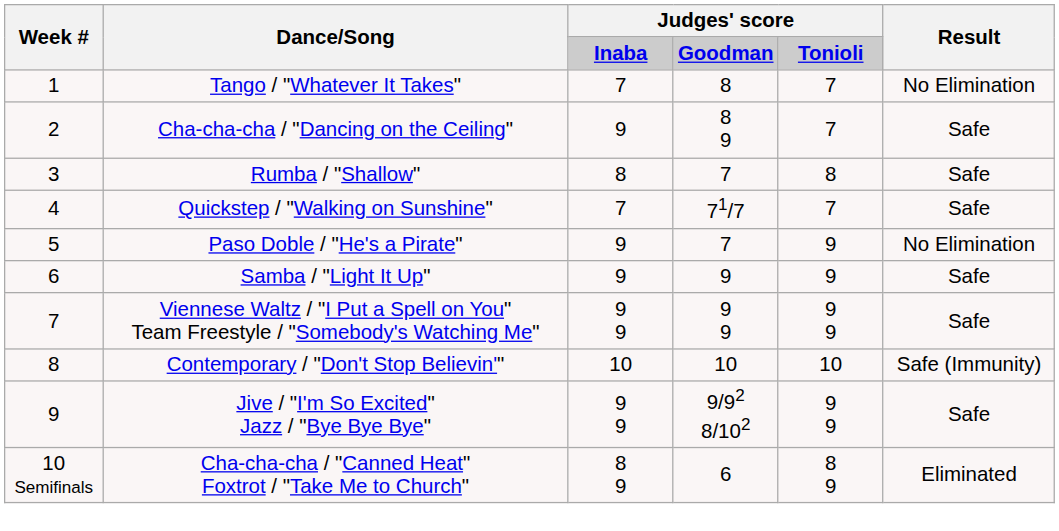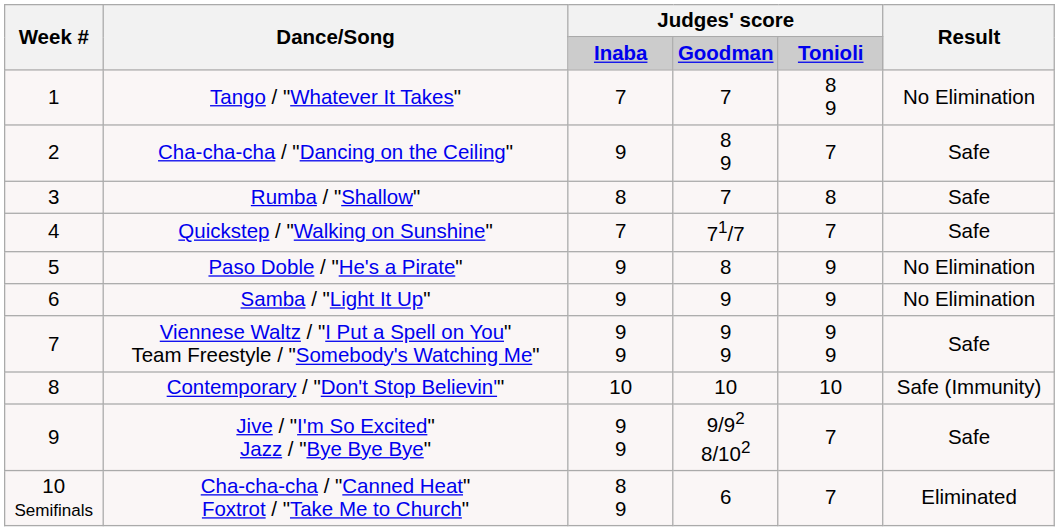(726, 85) 8 -> (726, 97) 7
(831, 85) 7 -> (831, 97) 8 9
(726, 244) 7 -> (726, 267) 8
(969, 276) Safe -> (969, 299) No Elimination
(831, 414) 9 9 -> (831, 437) 7
(831, 475) 8 9 -> (831, 498) 7
